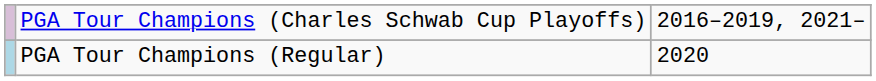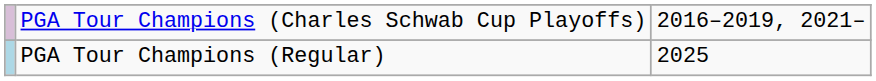(683, 58) 2020 -> (683, 58) 2025
